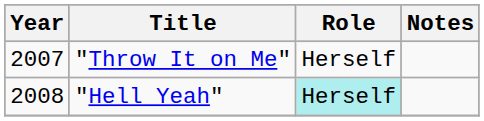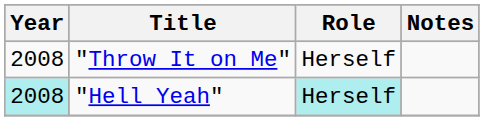(37, 60) 2007 -> (37, 60) 2008
(37, 97) no background -> (37, 97) paleturquoise background
